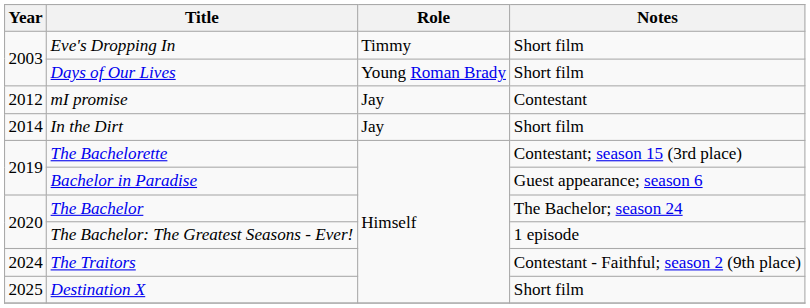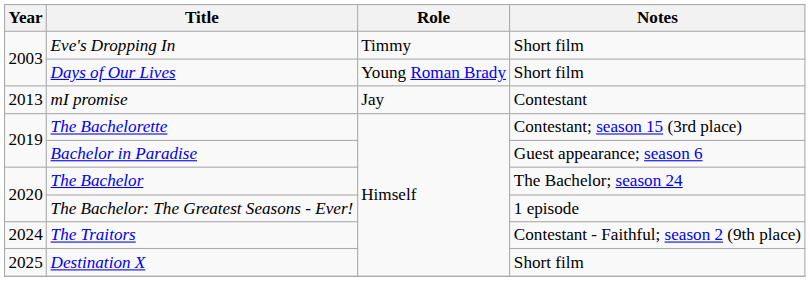(26, 99) 2012 -> (26, 99) 2013
- row: (87, 126)
